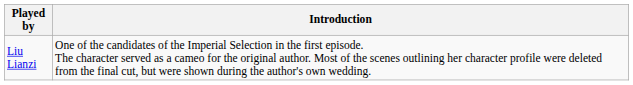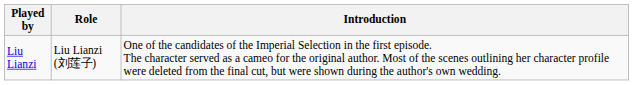+ column: (86, 20)
